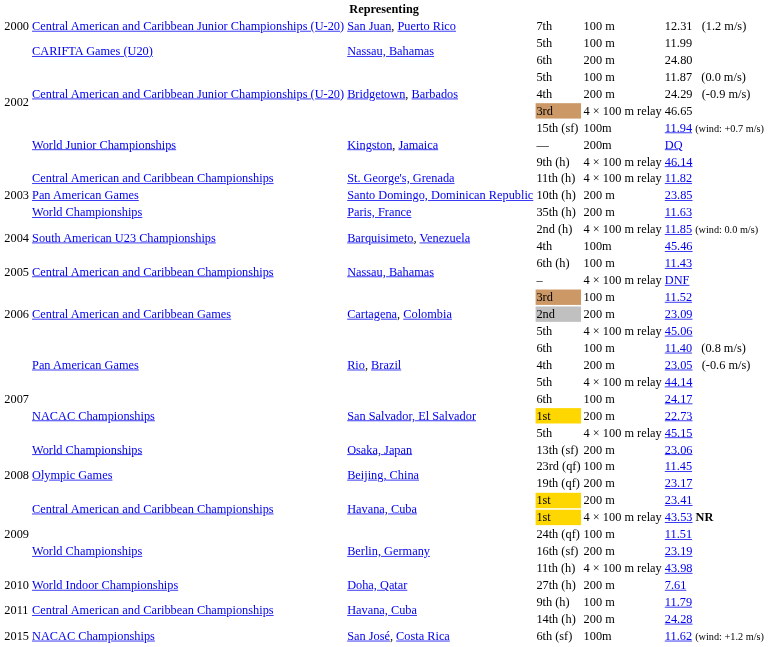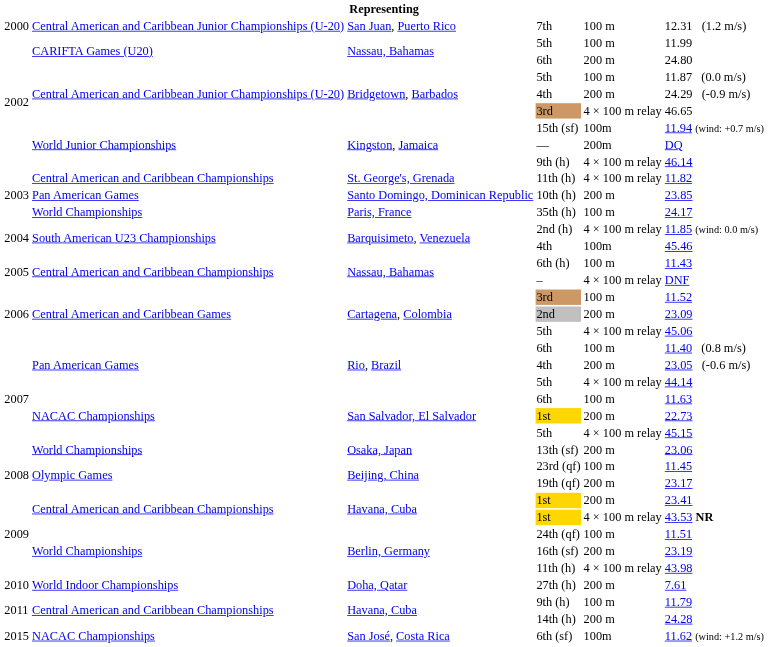(599, 212) 200 m -> (599, 212) 100 m
(678, 212) 11.63 -> (679, 212) 24.17
(679, 398) 24.17 -> (678, 398) 11.63
